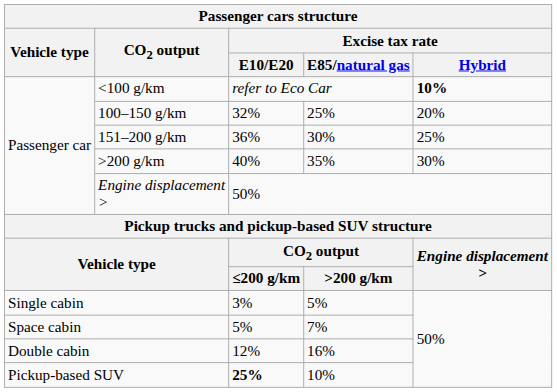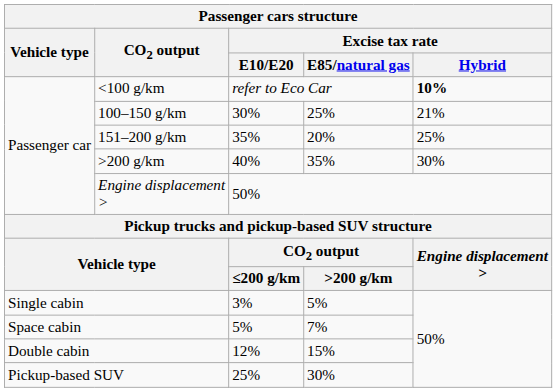(246, 112) 32% -> (246, 112) 30%
(431, 112) 20% -> (431, 112) 21%
(246, 137) 36% -> (246, 137) 35%
(321, 137) 30% -> (321, 137) 20%
(321, 351) 16% -> (321, 351) 15%
(247, 375) bold -> (246, 375) normal
(321, 375) 10% -> (321, 375) 30%
